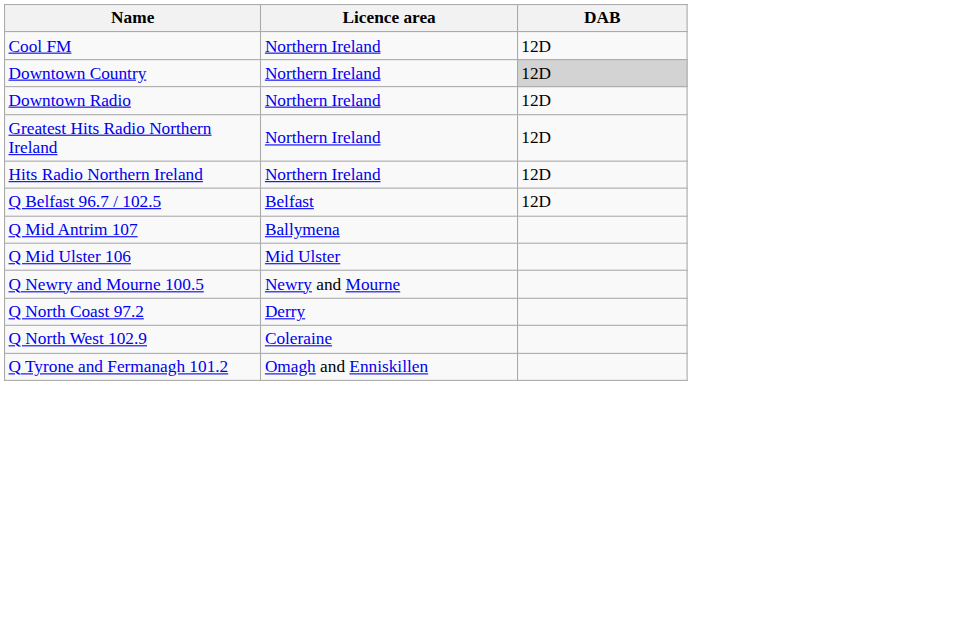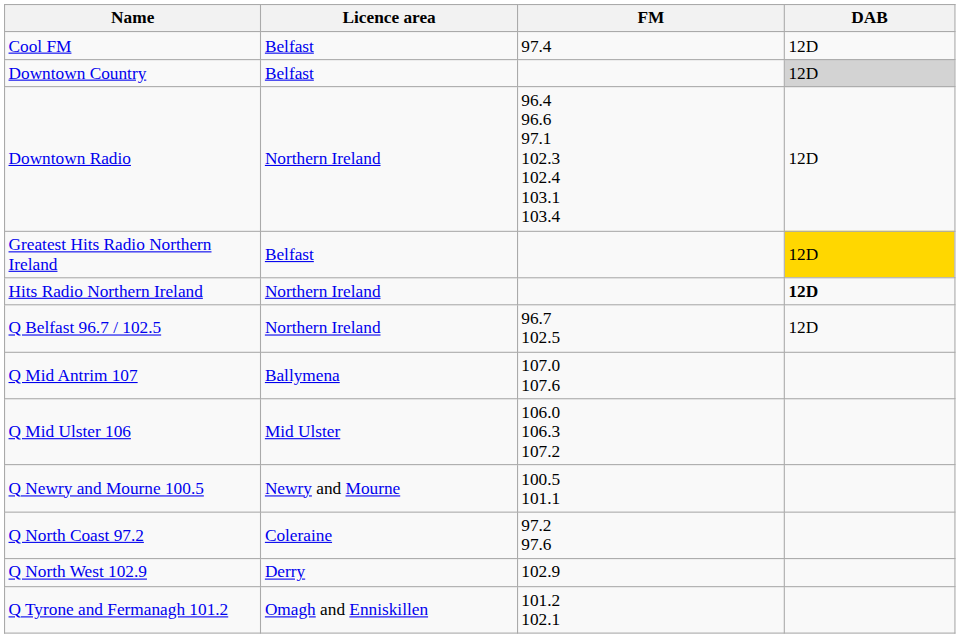+ column: (651, 18)
(323, 45) Northern Ireland -> (289, 45) Belfast
(323, 73) Northern Ireland -> (289, 73) Belfast
(323, 137) Northern Ireland -> (289, 254) Belfast
(536, 137) no background -> (803, 254) gold background
(536, 174) normal -> (803, 291) bold
(289, 202) Belfast -> (323, 328) Northern Ireland
(285, 311) Derry -> (298, 535) Coleraine
(298, 339) Coleraine -> (285, 572) Derry
